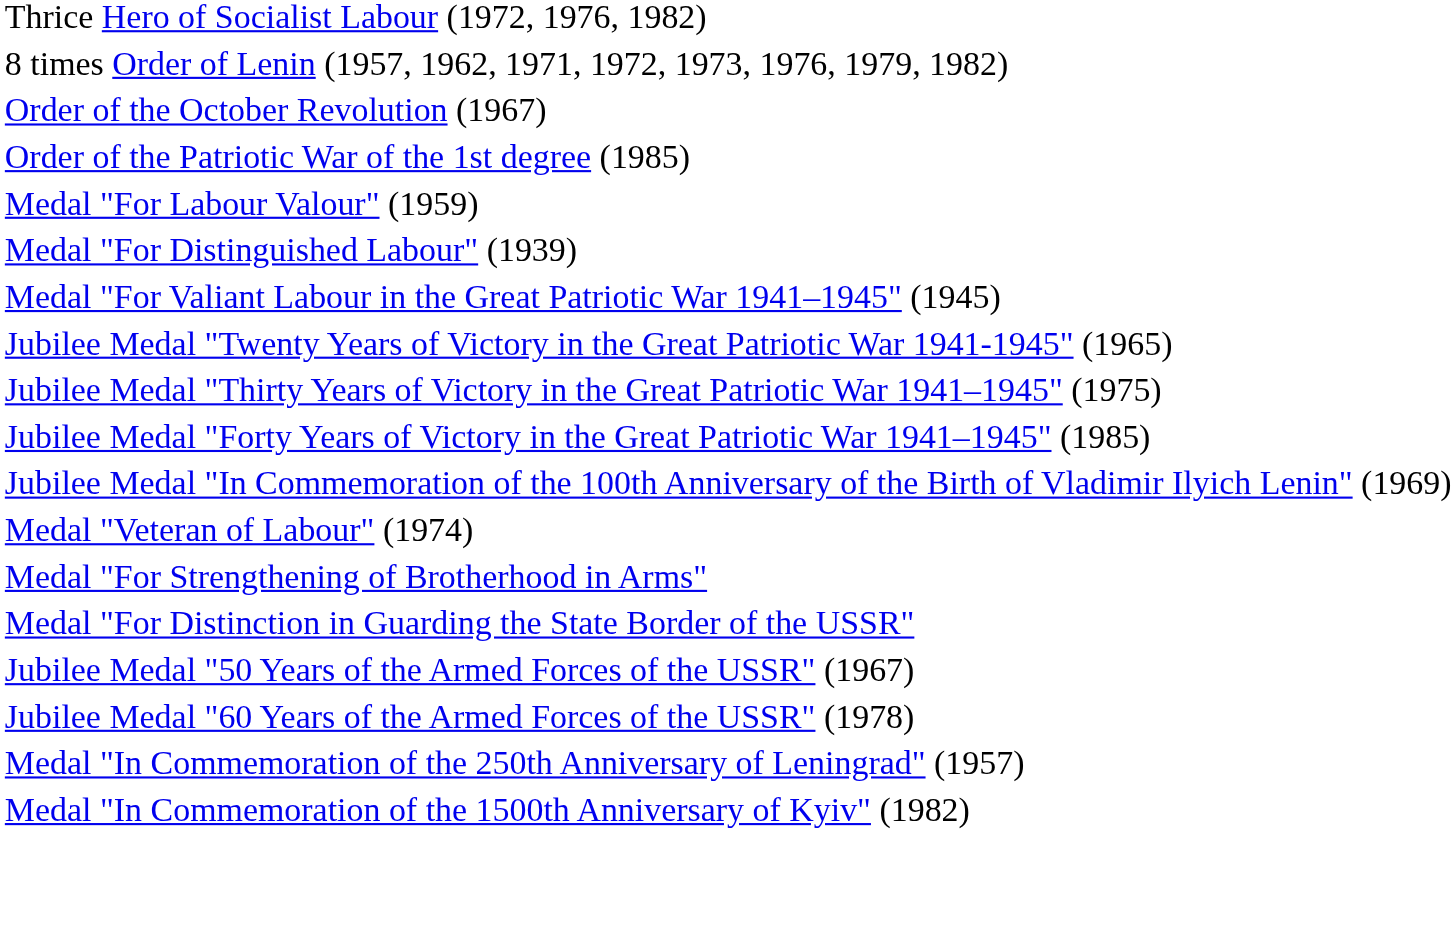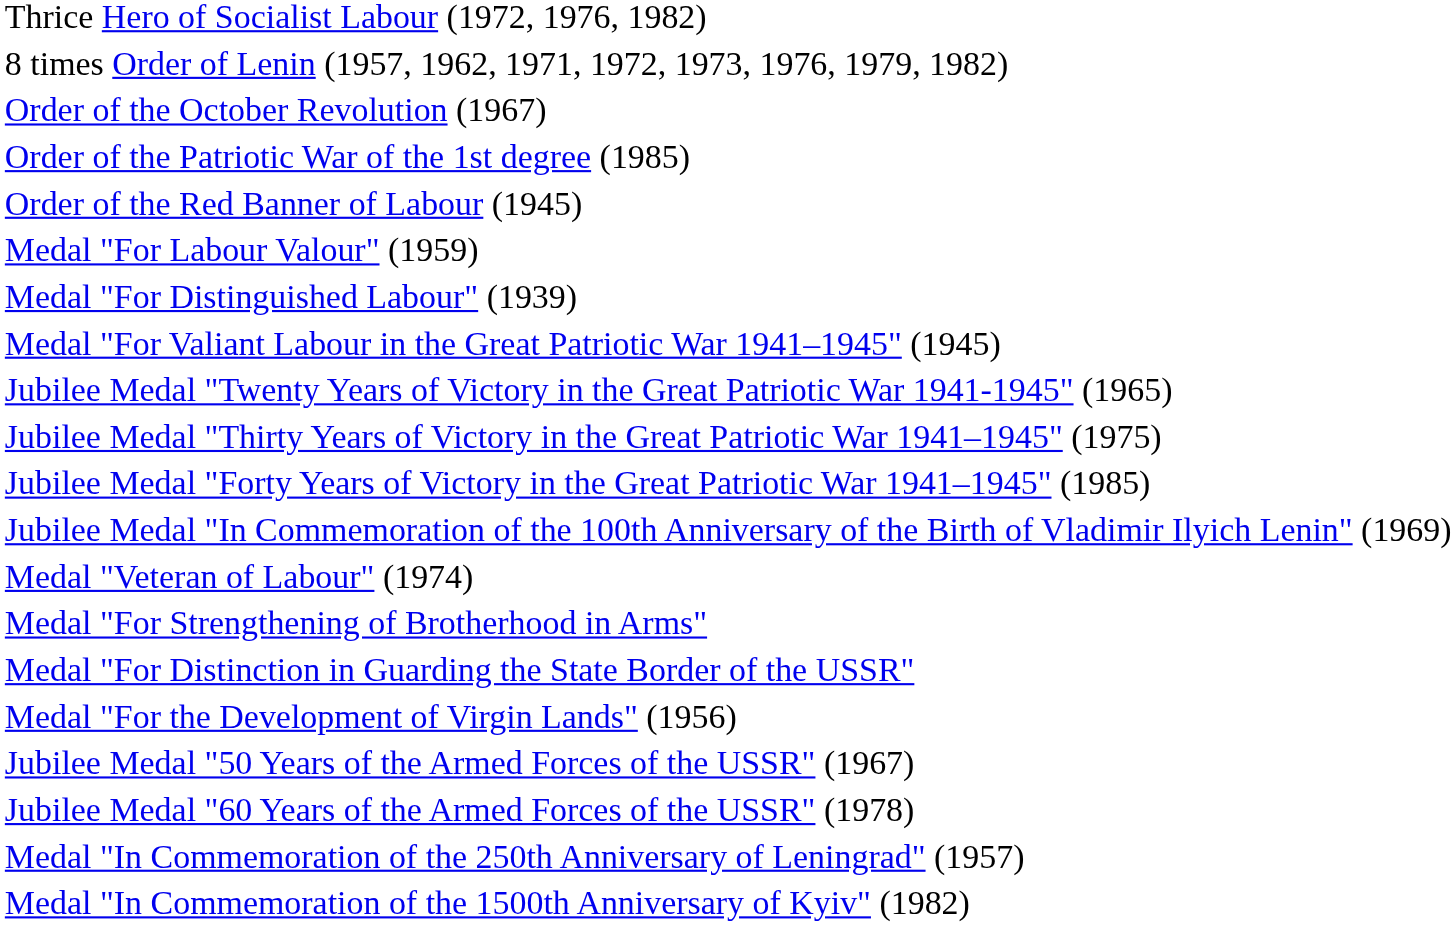+ row: (294, 203)
+ row: (371, 716)
